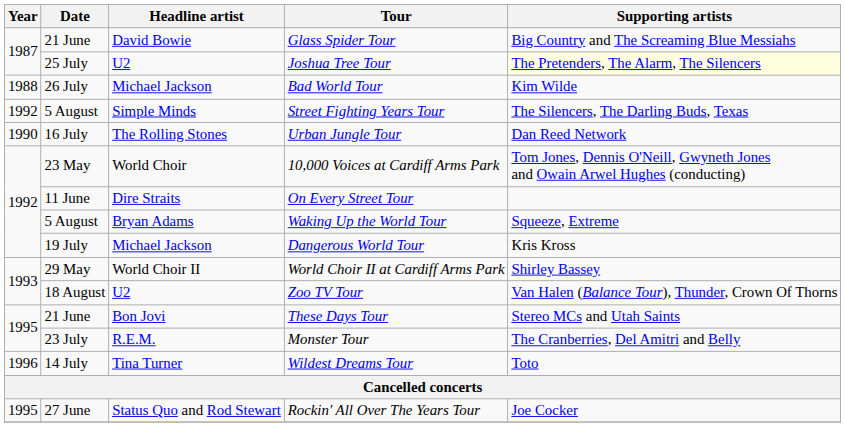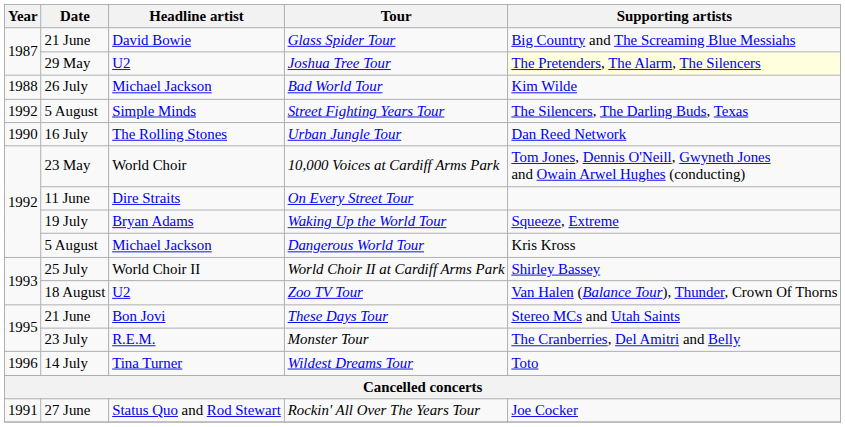(66, 63) 25 July -> (67, 63) 29 May
(71, 221) 5 August -> (66, 221) 19 July
(66, 245) 19 July -> (71, 245) 5 August
(67, 269) 29 May -> (66, 269) 25 July
(23, 410) 1995 -> (23, 410) 1991
